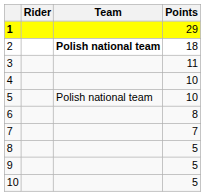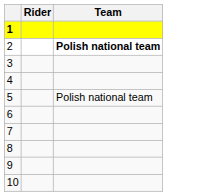- column: (182, 13)
